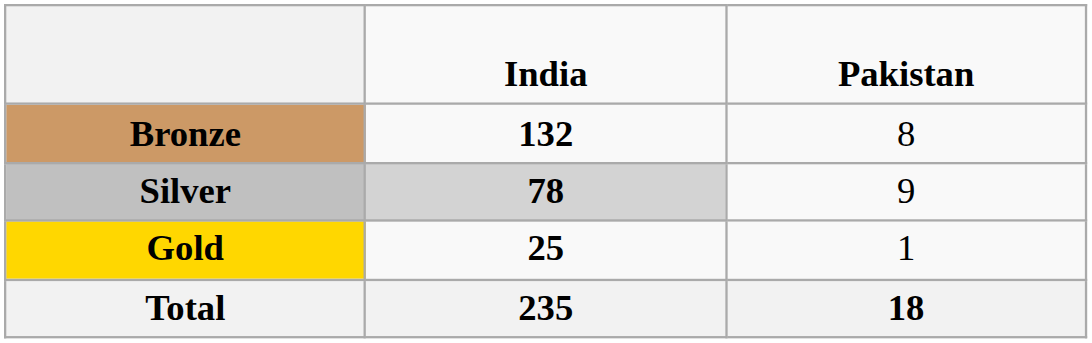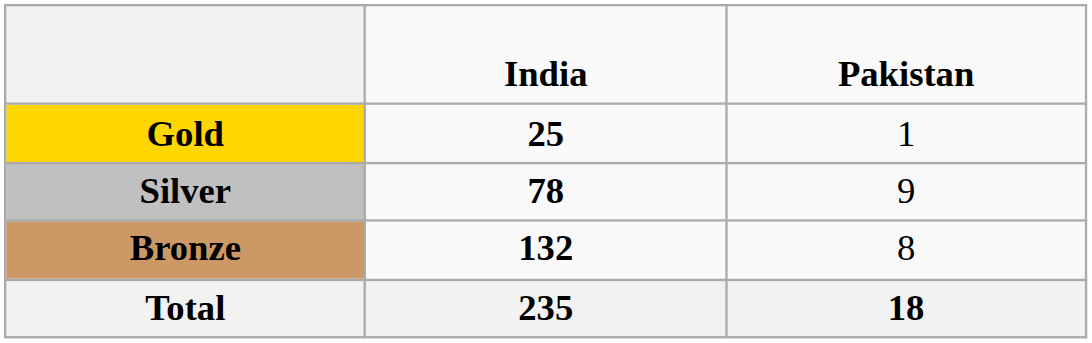rows swapped: (185, 249) <-> (185, 132)
(546, 190) lightgrey background -> (546, 190) no background
